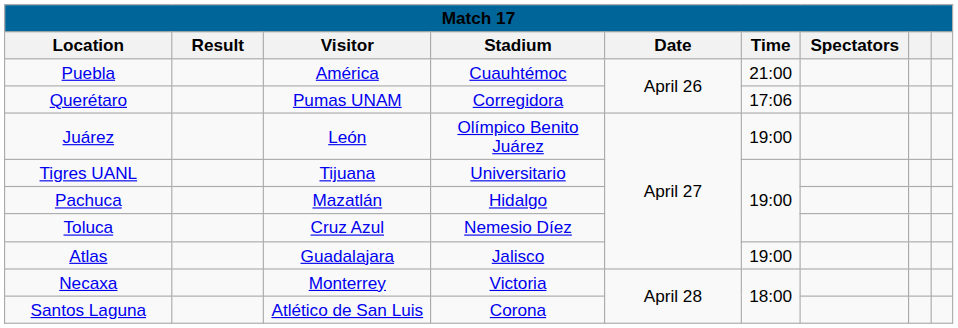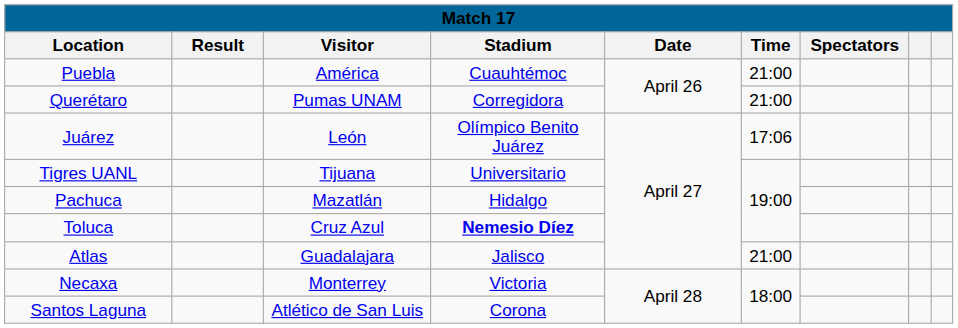(771, 100) 17:06 -> (771, 100) 21:00
(771, 137) 19:00 -> (771, 137) 17:06
(518, 228) normal -> (518, 228) bold
(771, 255) 19:00 -> (771, 255) 21:00
